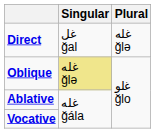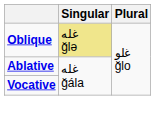- row: (24, 40)
